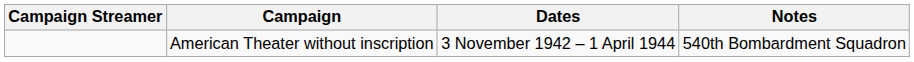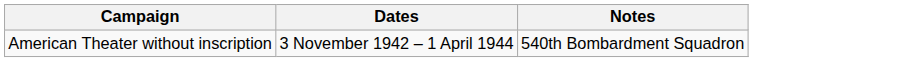- column: (85, 17)
